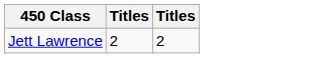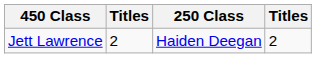+ column: (209, 16)
